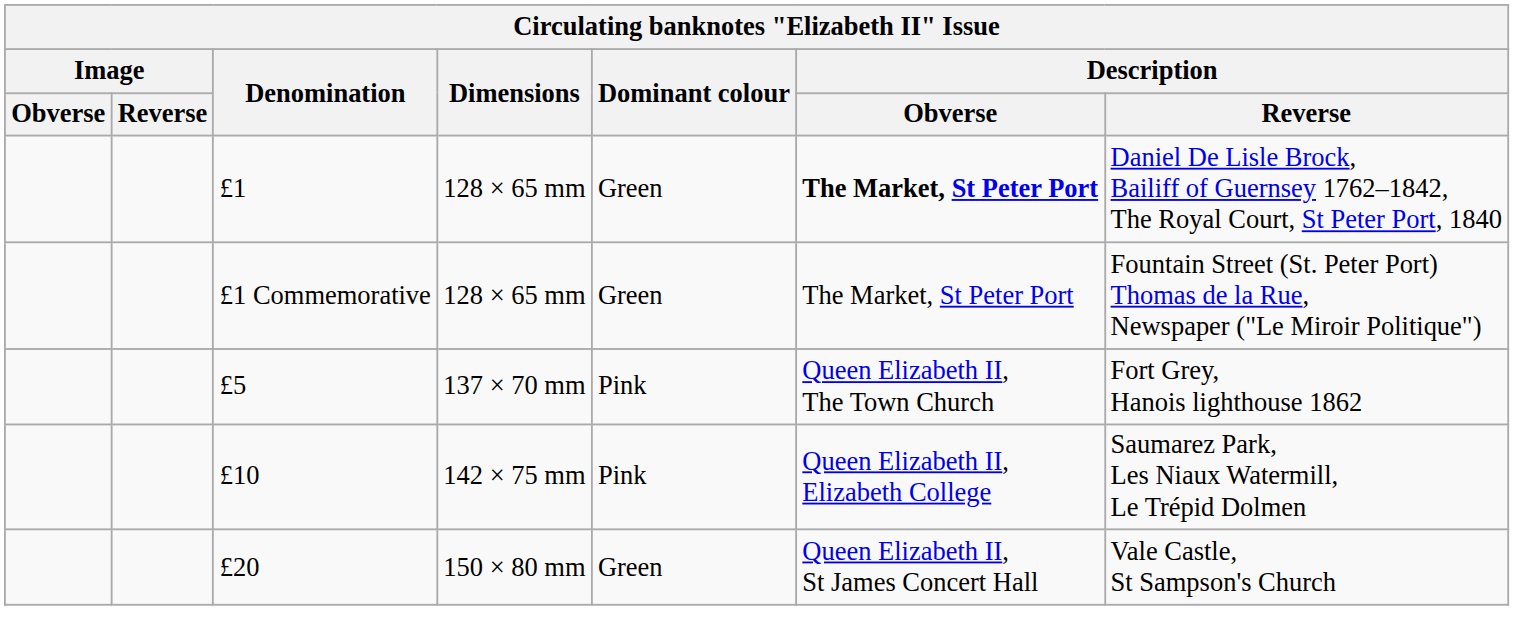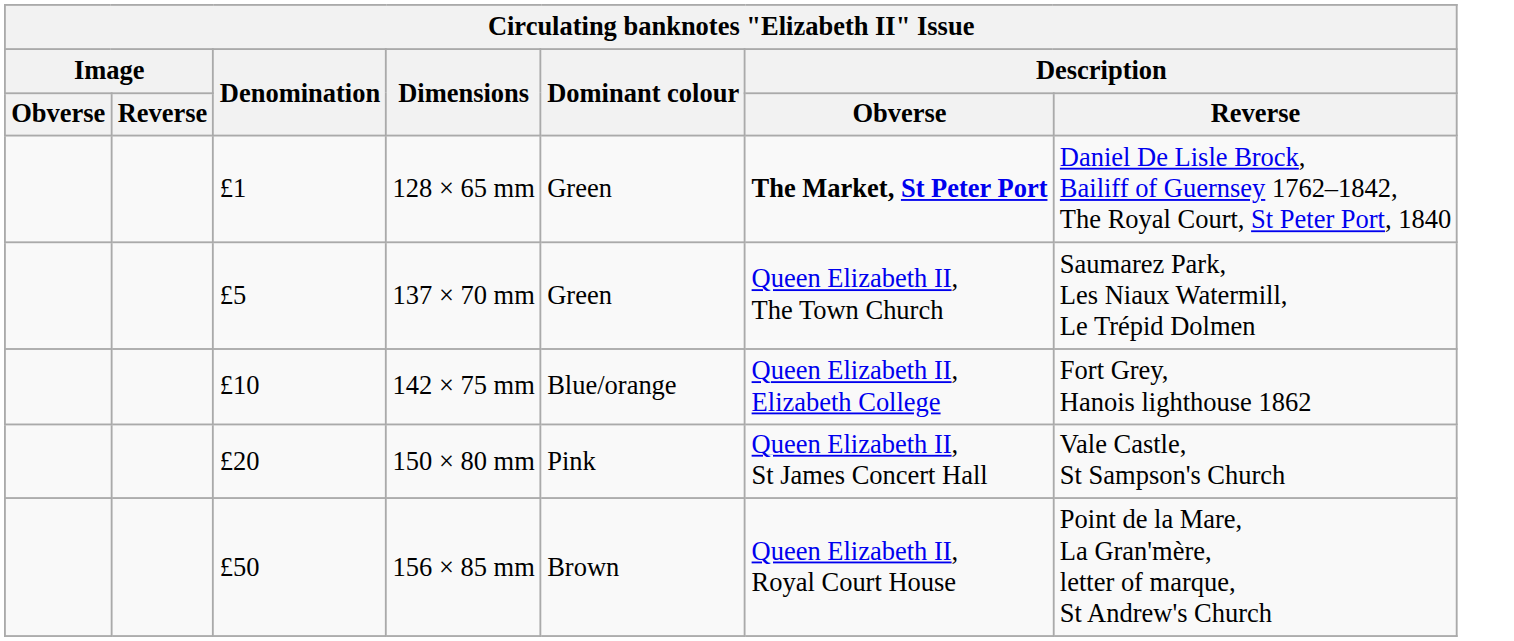- row: (325, 295)
(622, 386) Pink -> (580, 295) Green
(1236, 386) Fort Grey, Hanois lighthouse 1862 -> (1174, 295) Saumarez Park, Les Niaux Watermill, Le Trépid Dolmen
(622, 476) Pink -> (612, 386) Blue/orange
(1224, 476) Saumarez Park, Les Niaux Watermill, Le Trépid Dolmen -> (1186, 386) Fort Grey, Hanois lighthouse 1862
(630, 567) Green -> (571, 460) Pink
+ row: (240, 567)
